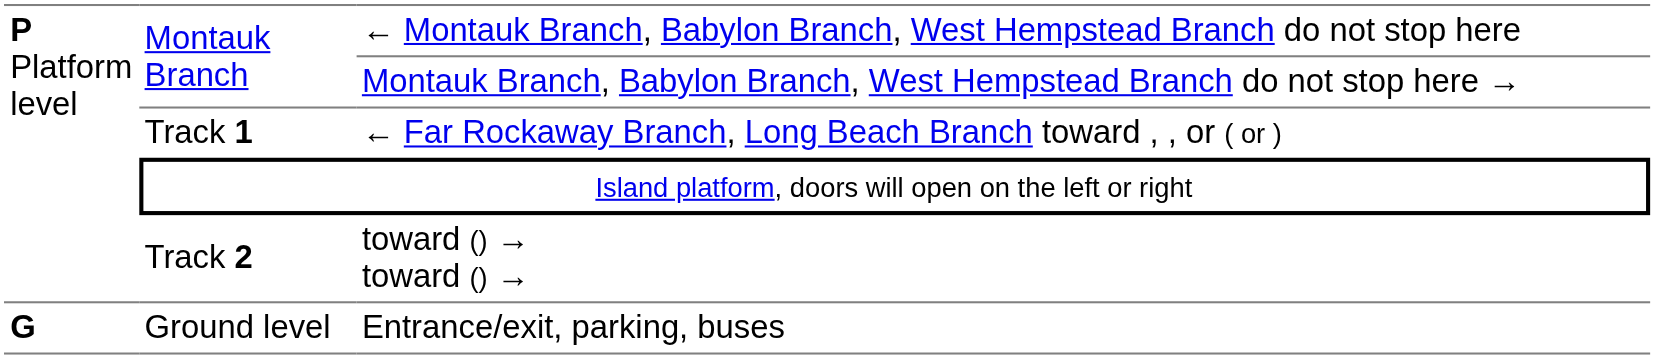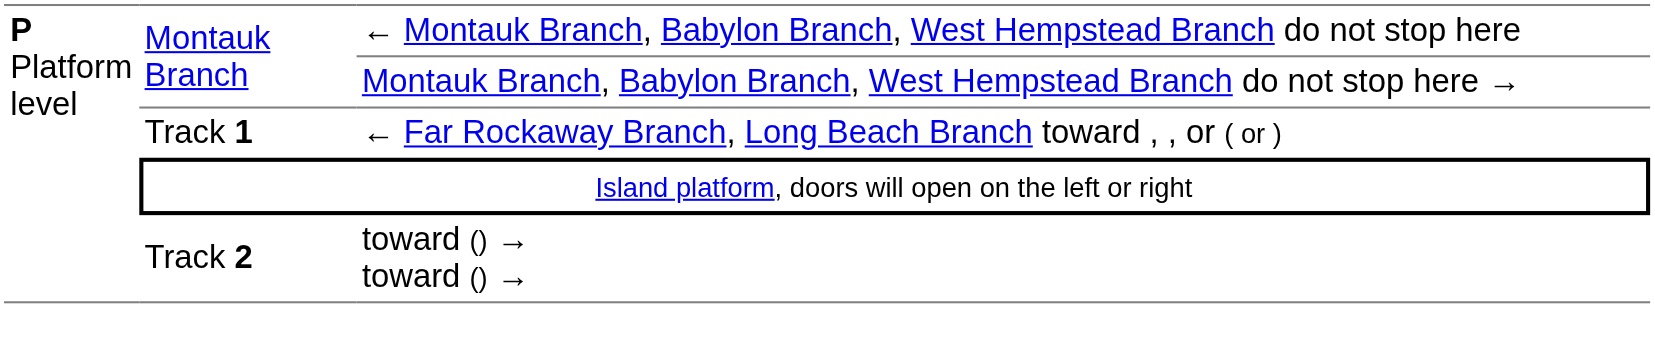- row: (238, 327)
